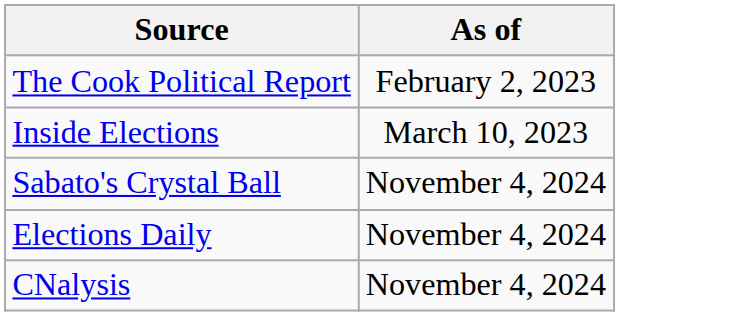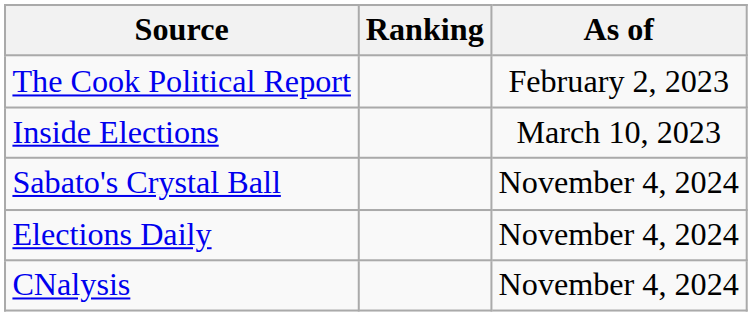+ column: (425, 30)
